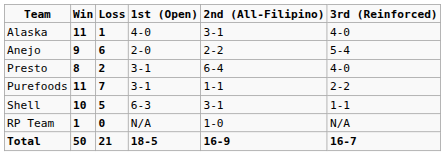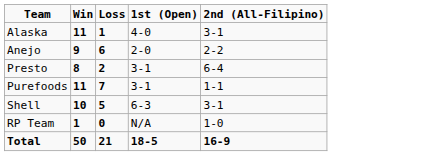- column: (384, 14)
